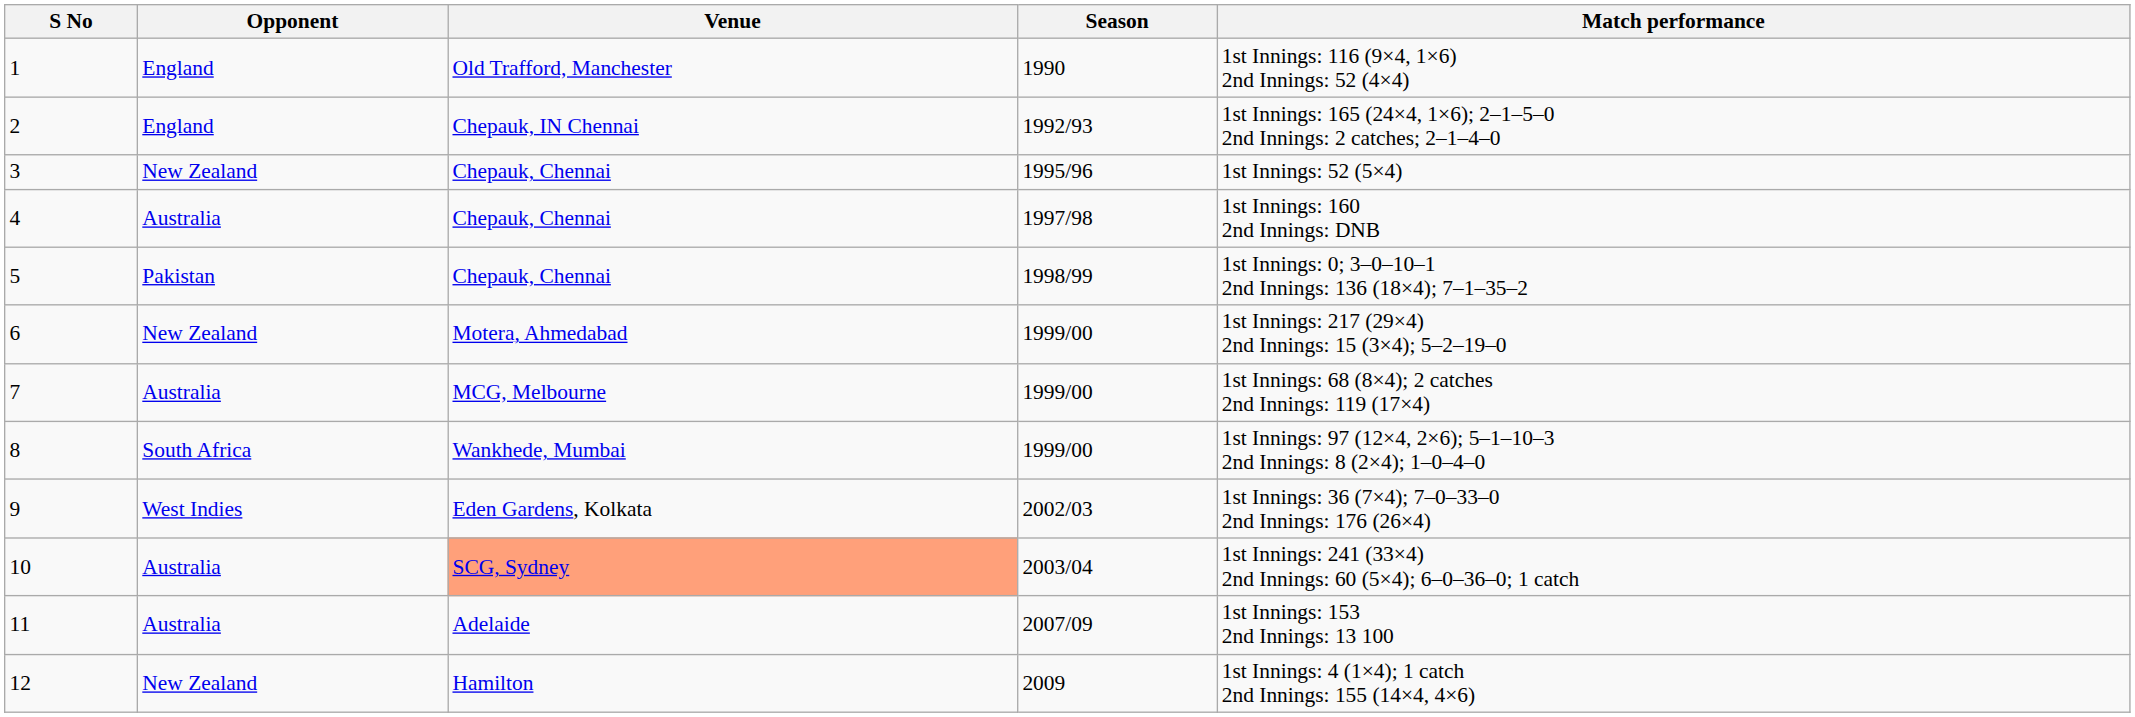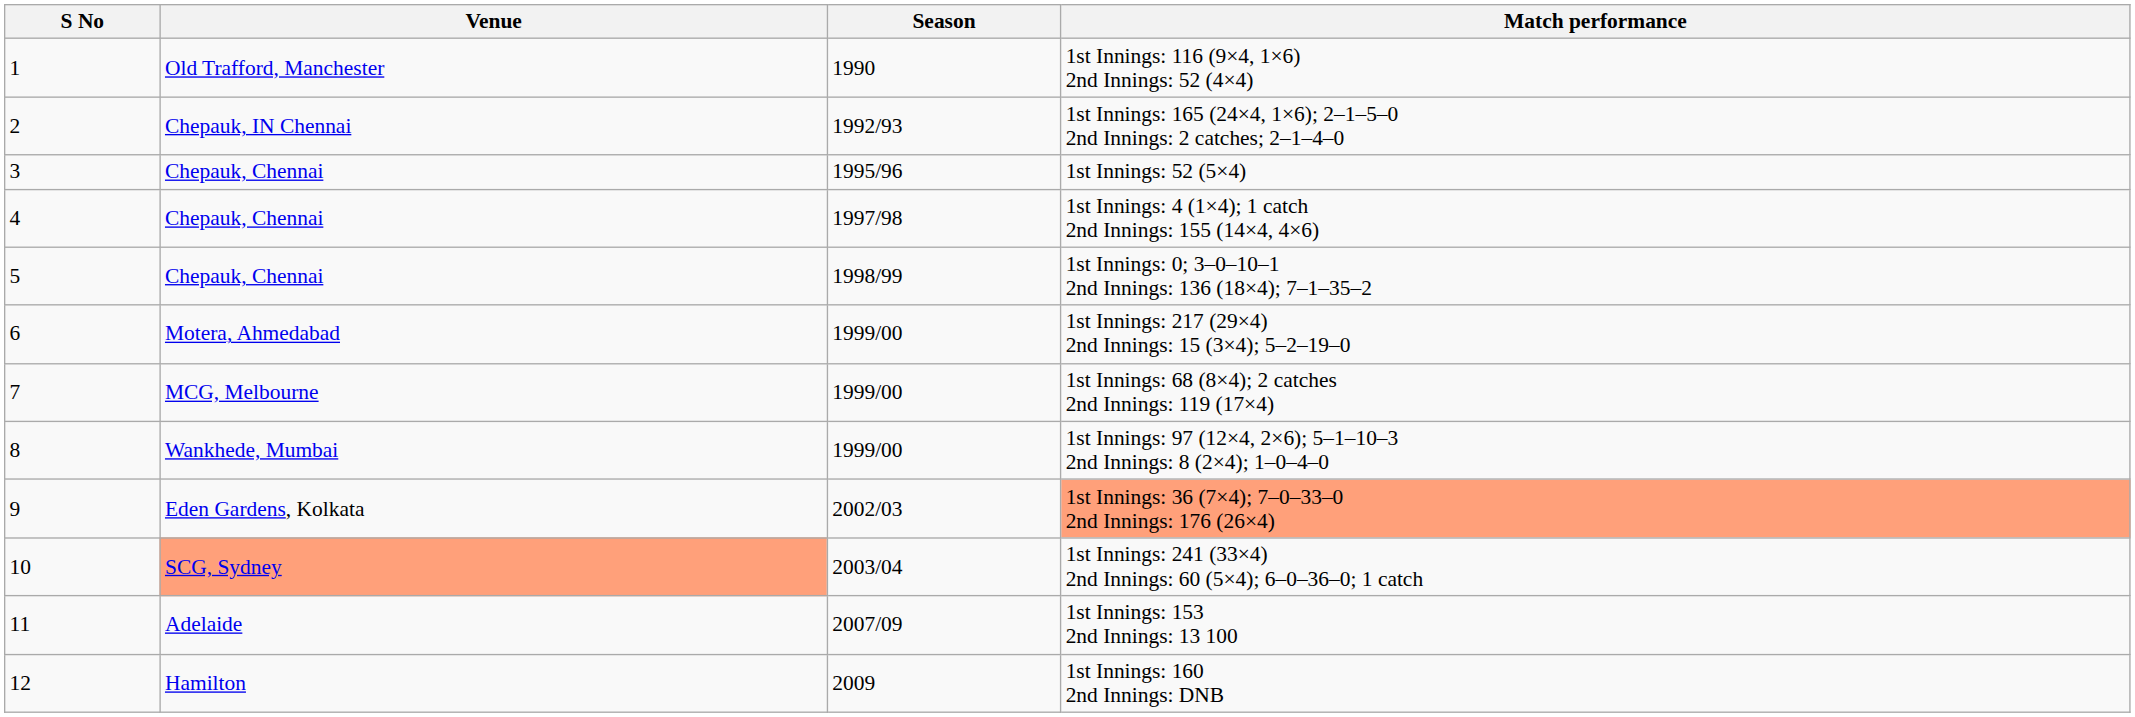- column: (292, 21)
(1301, 217) 1st Innings: 160 2nd Innings: DNB -> (1192, 217) 1st Innings: 4 (1×4); 1 catch 2nd Innings: 155 (14×4, 4×6)
(1361, 508) no background -> (1204, 508) lightsalmon background
(1348, 682) 1st Innings: 4 (1×4); 1 catch 2nd Innings: 155 (14×4, 4×6) -> (1145, 682) 1st Innings: 160 2nd Innings: DNB
